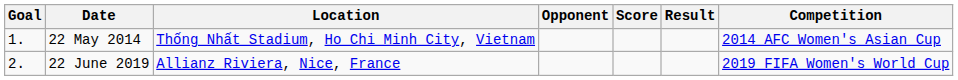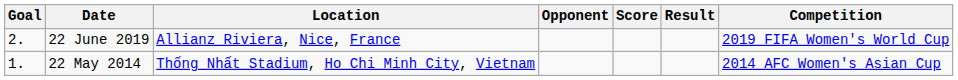rows swapped: (95, 40) <-> (99, 63)
